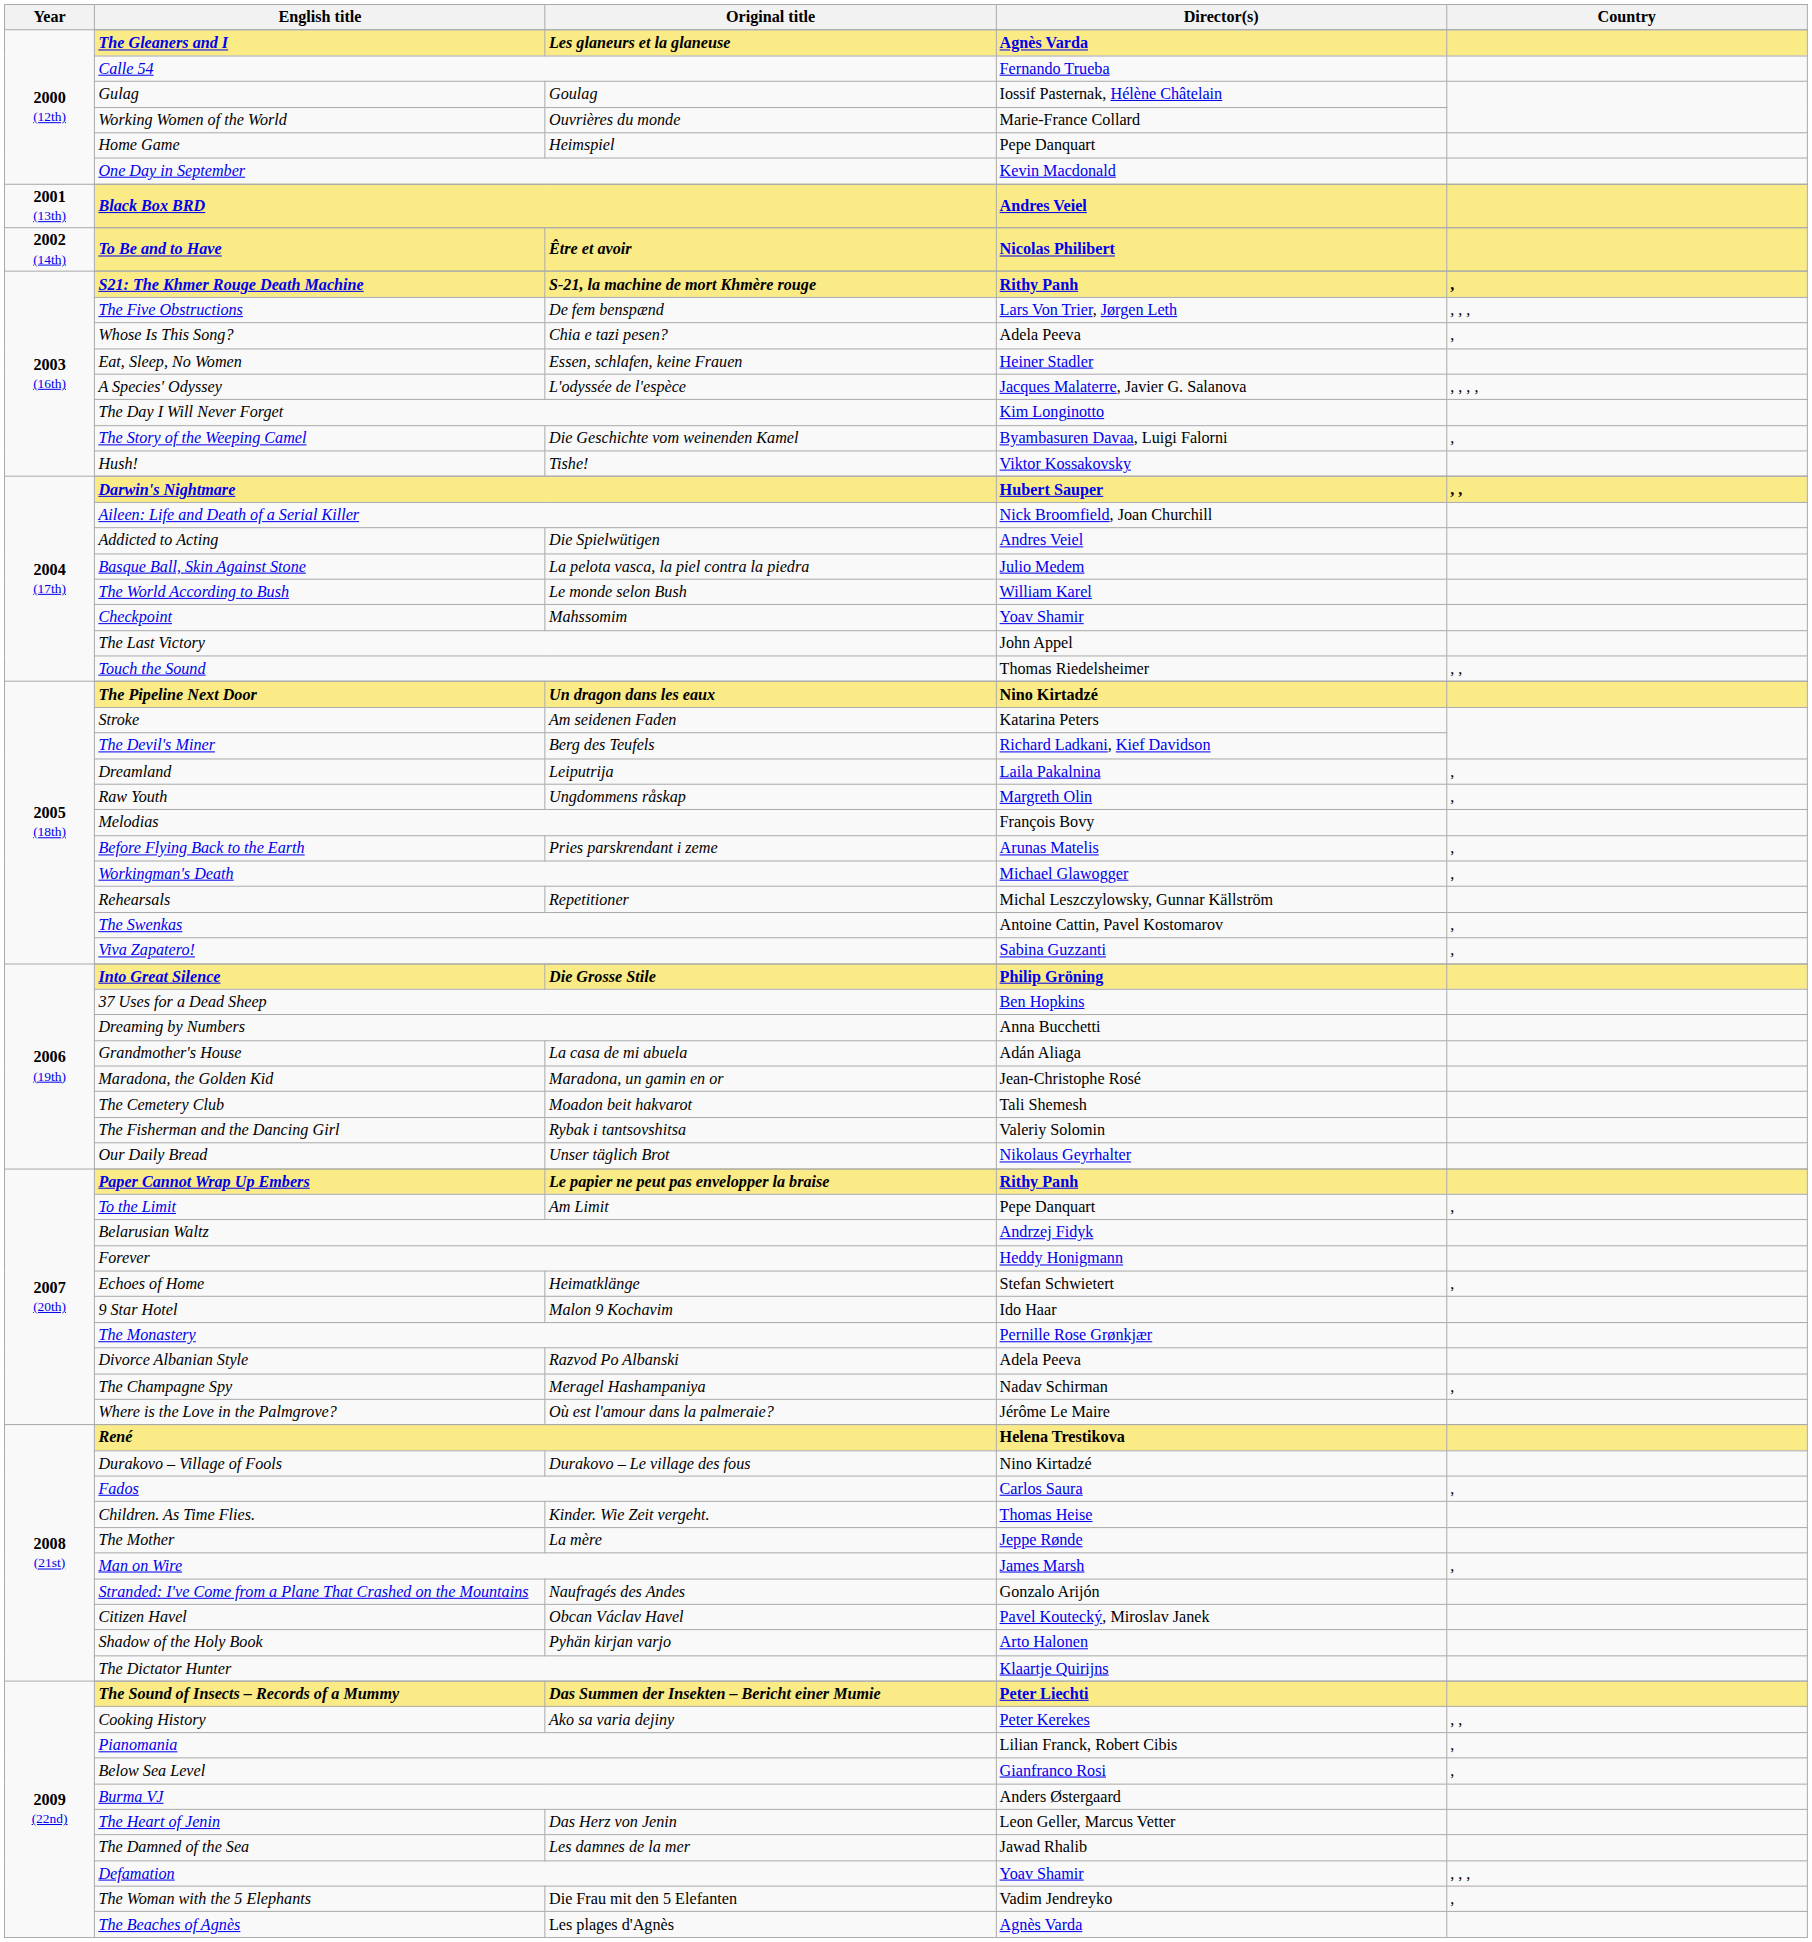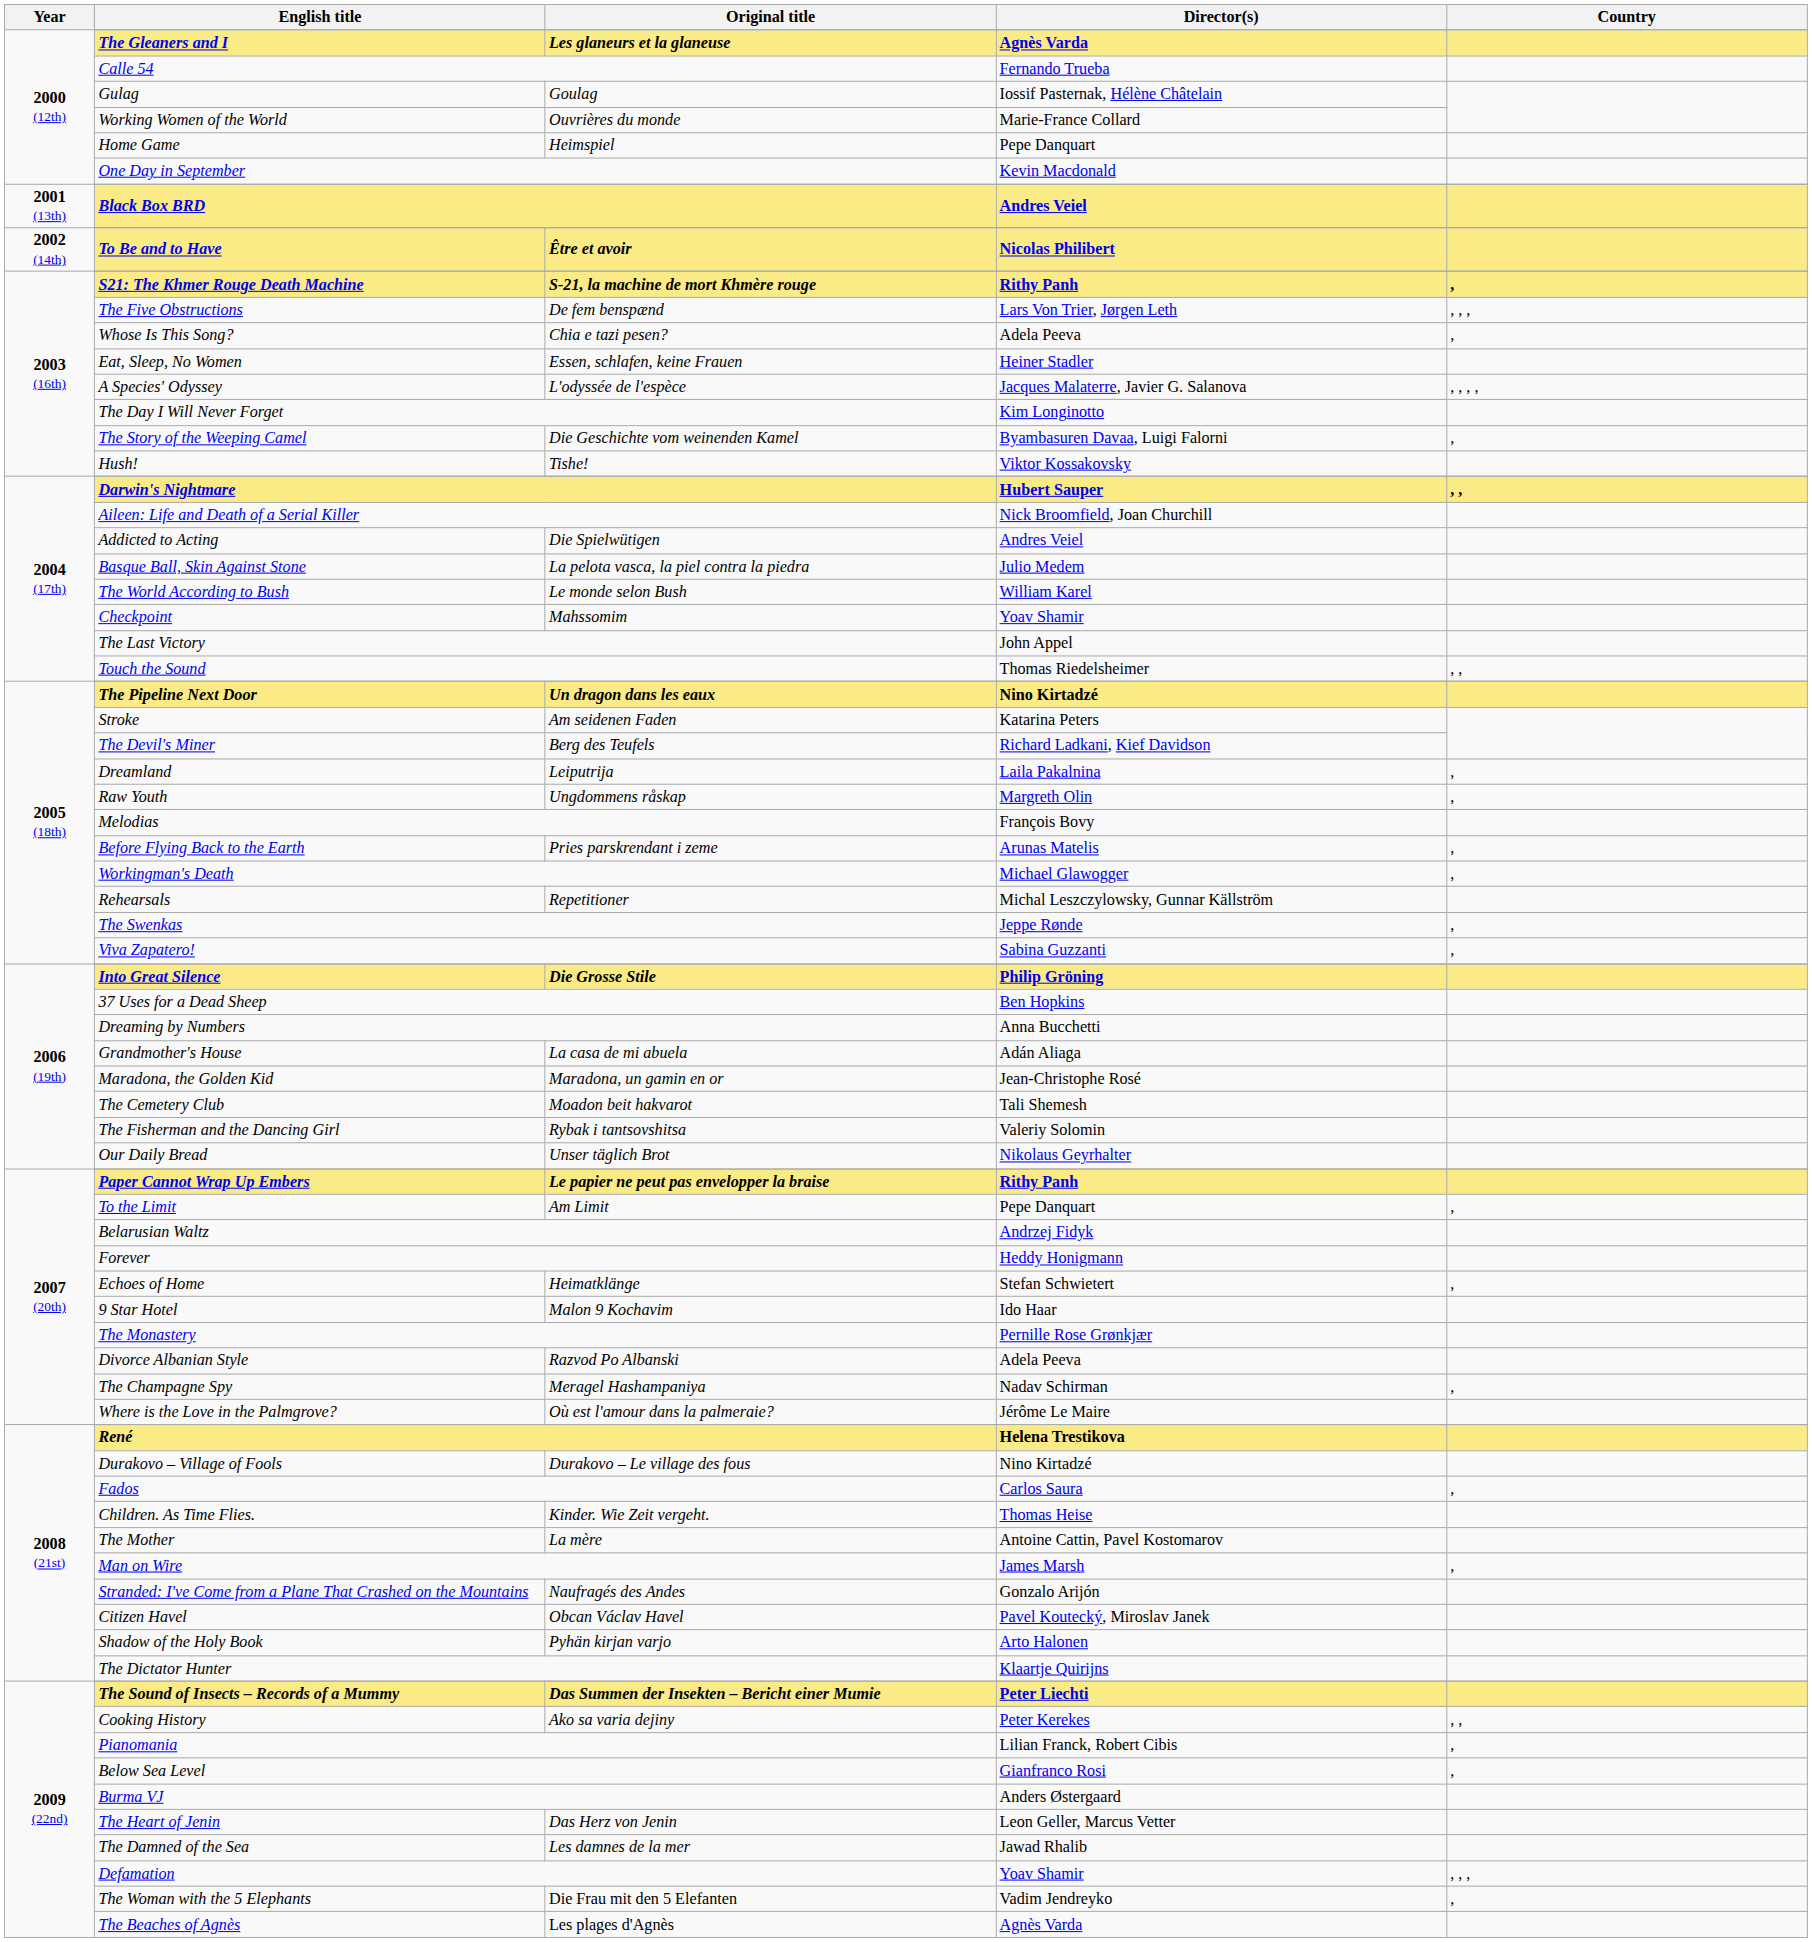(1111, 925) Antoine Cattin, Pavel Kostomarov -> (1041, 925) Jeppe Rønde
(1041, 1540) Jeppe Rønde -> (1111, 1540) Antoine Cattin, Pavel Kostomarov
